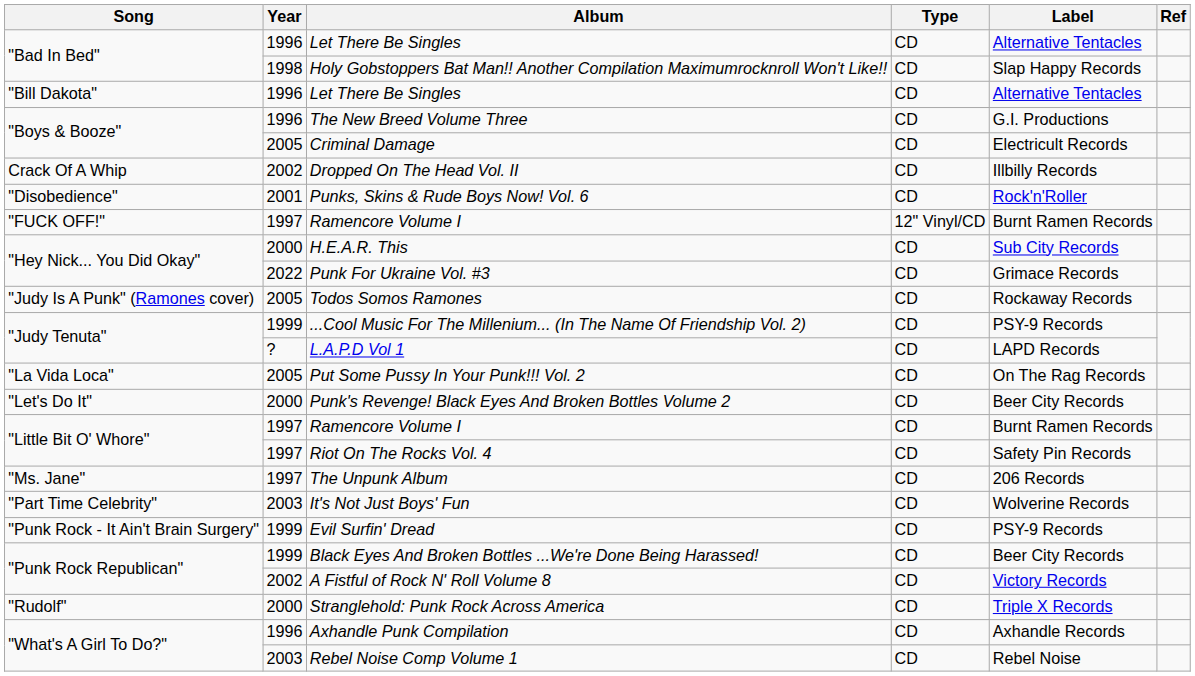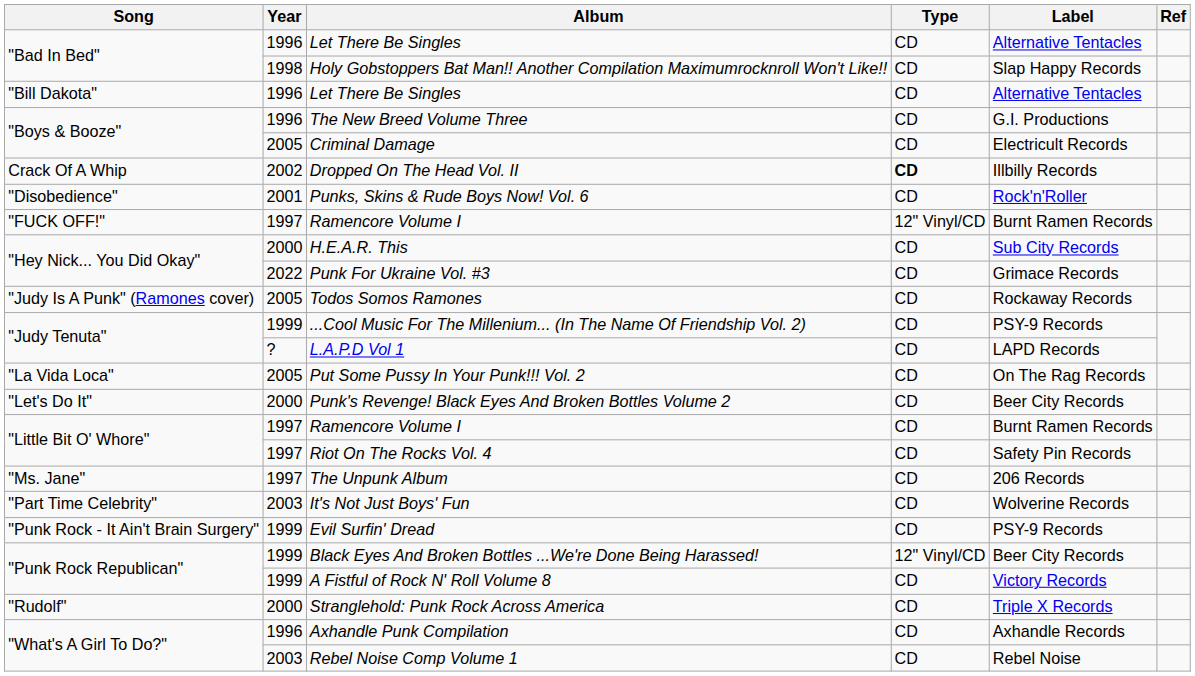(906, 171) normal -> (906, 171) bold
(906, 555) CD -> (940, 555) 12" Vinyl/CD
(284, 581) 2002 -> (284, 581) 1999
